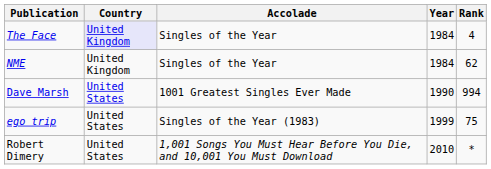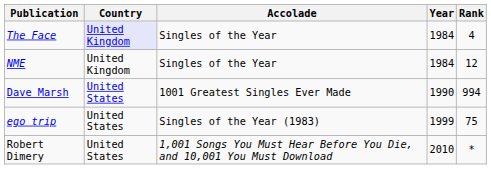(471, 64) 62 -> (471, 64) 12
